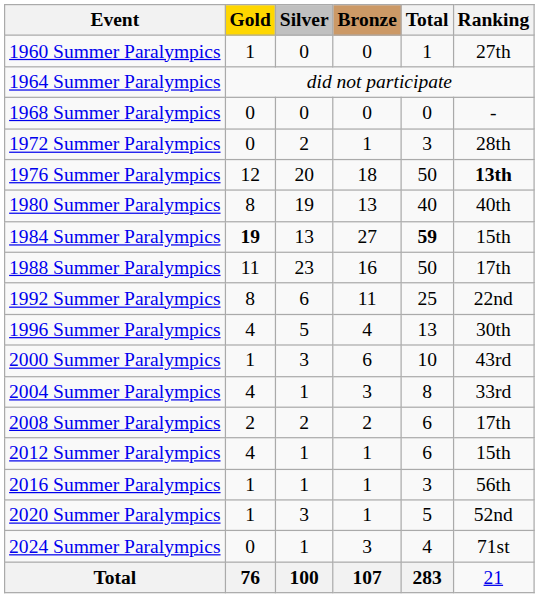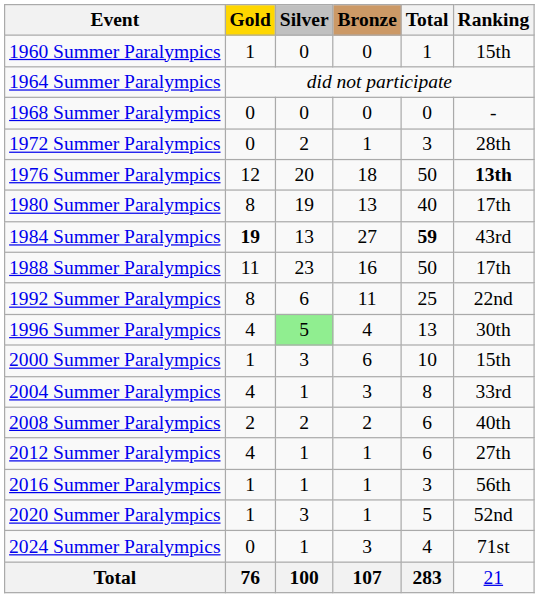(493, 50) 27th -> (493, 50) 15th
(493, 205) 40th -> (493, 205) 17th
(493, 236) 15th -> (493, 236) 43rd
(304, 329) no background -> (304, 329) lightgreen background
(493, 360) 43rd -> (493, 360) 15th
(493, 422) 17th -> (493, 422) 40th
(493, 453) 15th -> (493, 453) 27th
